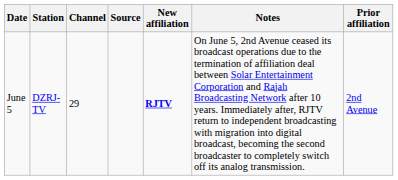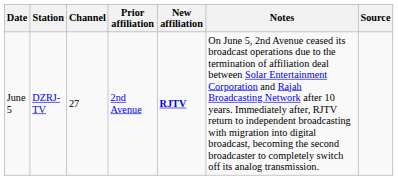columns swapped: (368, 18) <-> (126, 18)
(74, 103) 29 -> (74, 103) 27
